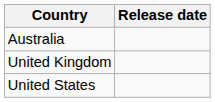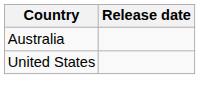- row: (60, 62)
